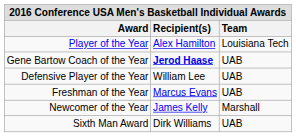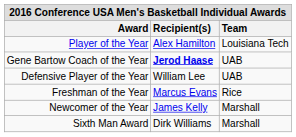(232, 92) UAB -> (232, 92) Rice
(232, 124) UAB -> (241, 124) Marshall
